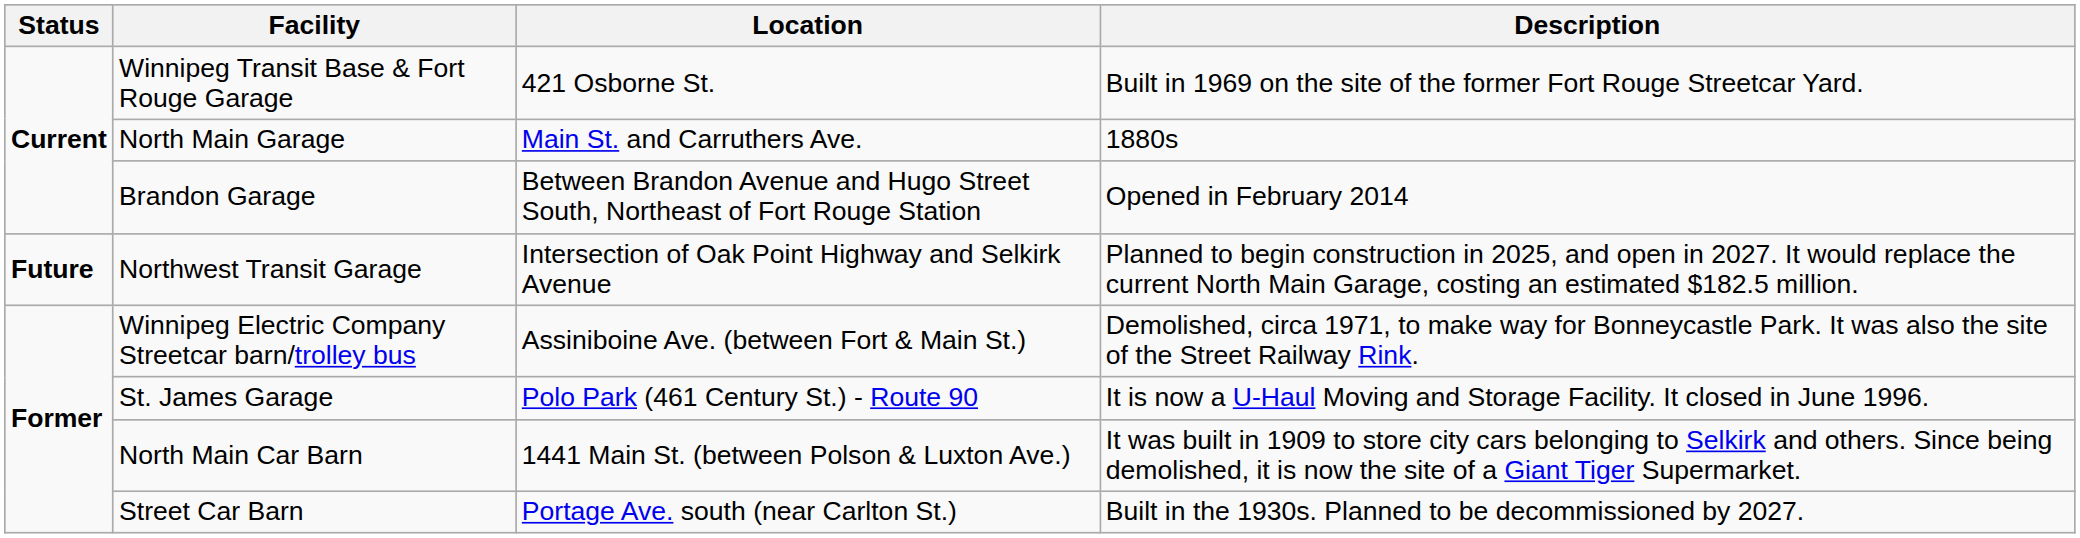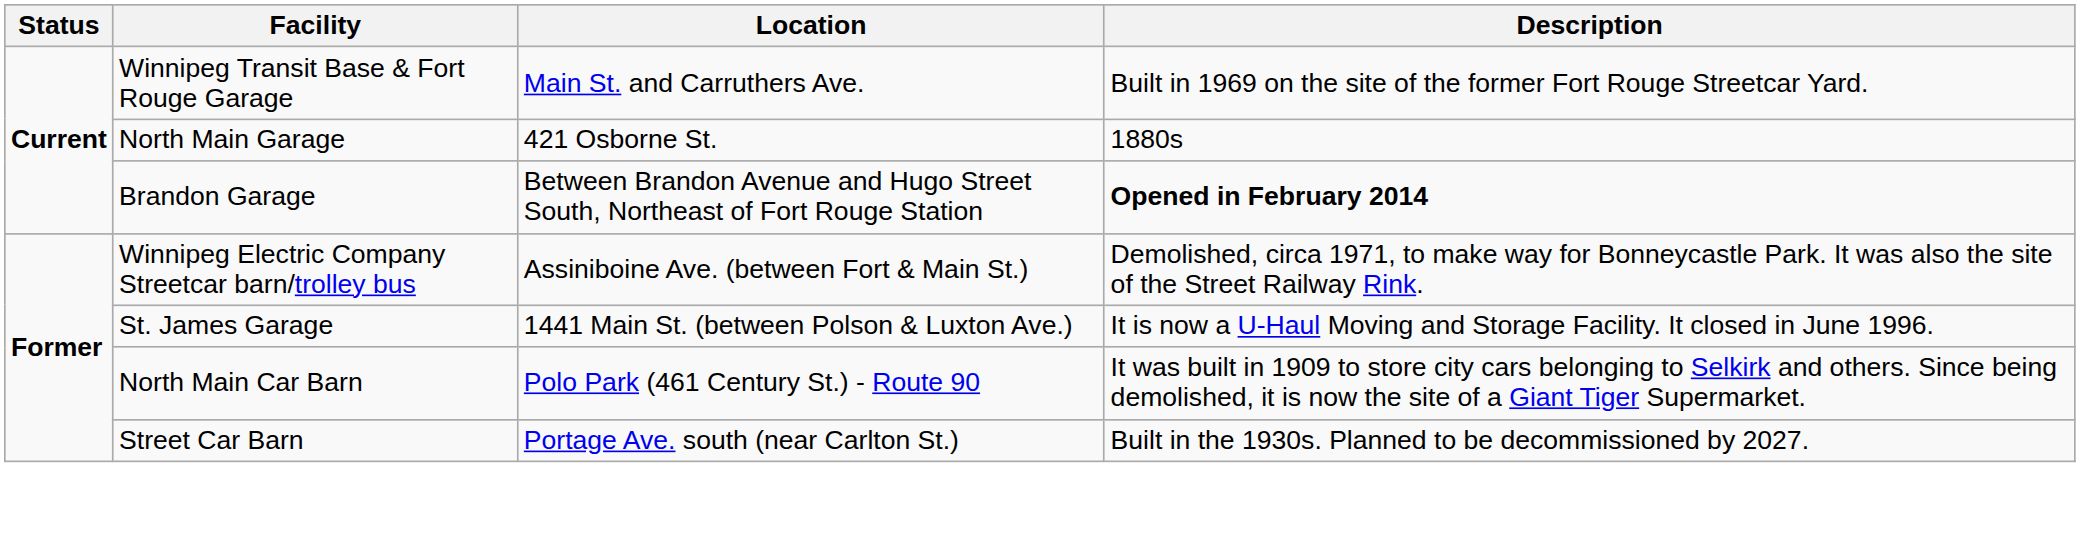(619, 82) 421 Osborne St. -> (694, 82) Main St. and Carruthers Ave.
(692, 139) Main St. and Carruthers Ave. -> (621, 139) 421 Osborne St.
(1257, 196) normal -> (1269, 196) bold
- row: (270, 268)
(750, 397) Polo Park (461 Century St.) - Route 90 -> (798, 325) 1441 Main St. (between Polson & Luxton Ave.)
(796, 454) 1441 Main St. (between Polson & Luxton Ave.) -> (752, 382) Polo Park (461 Century St.) - Route 90
